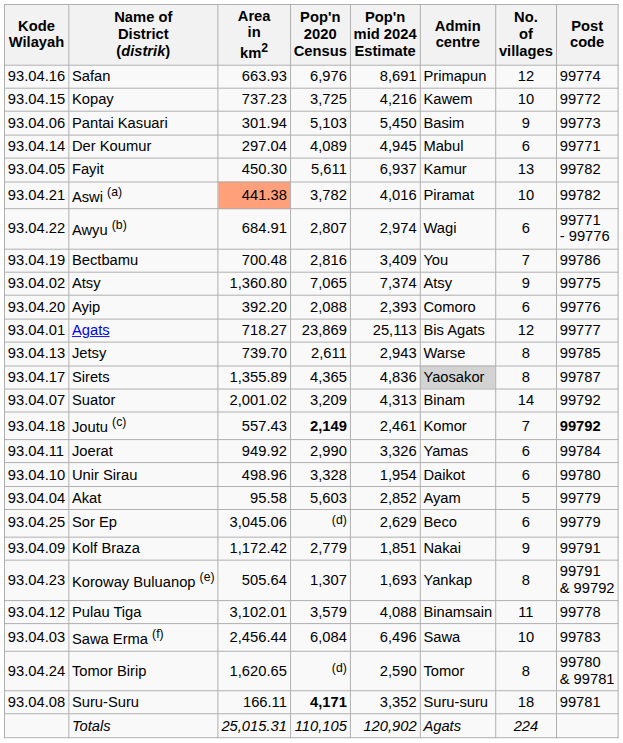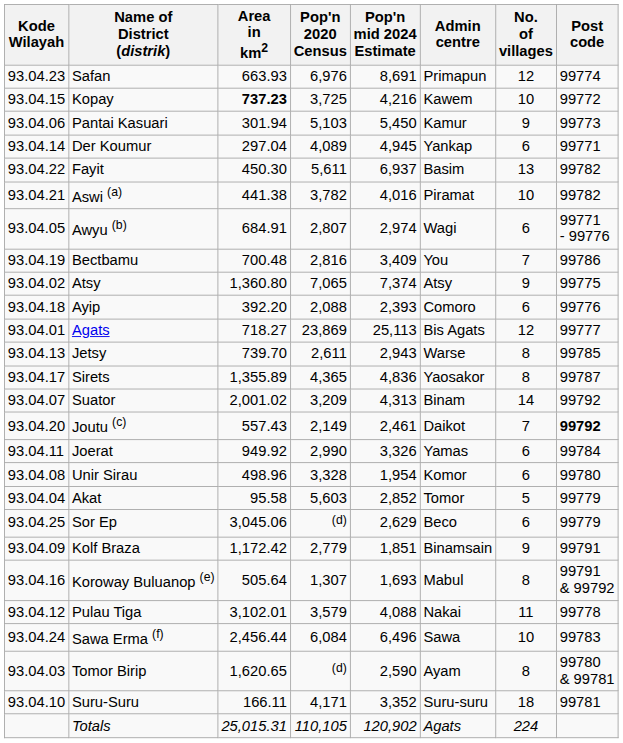(37, 76) 93.04.16 -> (37, 76) 93.04.23
(264, 99) normal -> (264, 99) bold
(444, 123) Basim -> (445, 123) Kamur
(443, 146) Mabul -> (448, 146) Yankap
(37, 169) 93.04.05 -> (37, 169) 93.04.22
(445, 169) Kamur -> (444, 169) Basim
(264, 195) lightsalmon background -> (264, 195) no background
(37, 228) 93.04.22 -> (37, 228) 93.04.05
(37, 307) 93.04.20 -> (37, 307) 93.04.18
(454, 377) lightgrey background -> (454, 377) no background
(37, 425) 93.04.18 -> (37, 425) 93.04.20
(328, 425) bold -> (328, 425) normal
(445, 425) Komor -> (444, 425) Daikot
(37, 474) 93.04.10 -> (37, 474) 93.04.08
(444, 474) Daikot -> (445, 474) Komor
(442, 498) Ayam -> (444, 498) Tomor
(442, 548) Nakai -> (458, 548) Binamsain
(37, 580) 93.04.23 -> (37, 580) 93.04.16
(448, 580) Yankap -> (443, 580) Mabul
(458, 611) Binamsain -> (442, 611) Nakai
(37, 637) 93.04.03 -> (37, 637) 93.04.24
(37, 670) 93.04.24 -> (37, 670) 93.04.03
(444, 670) Tomor -> (442, 670) Ayam
(37, 702) 93.04.08 -> (37, 702) 93.04.10
(328, 702) bold -> (328, 702) normal
